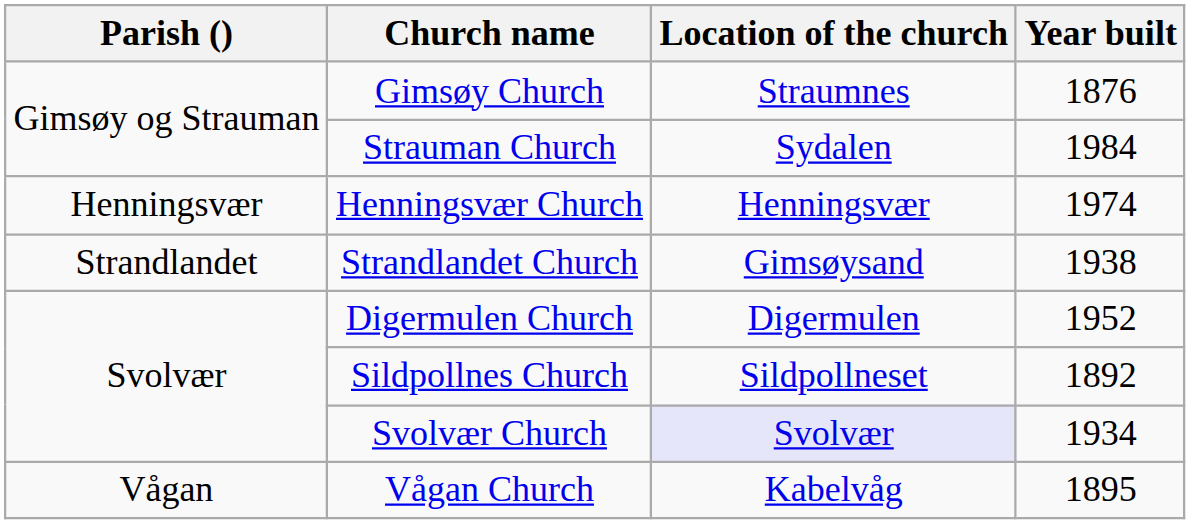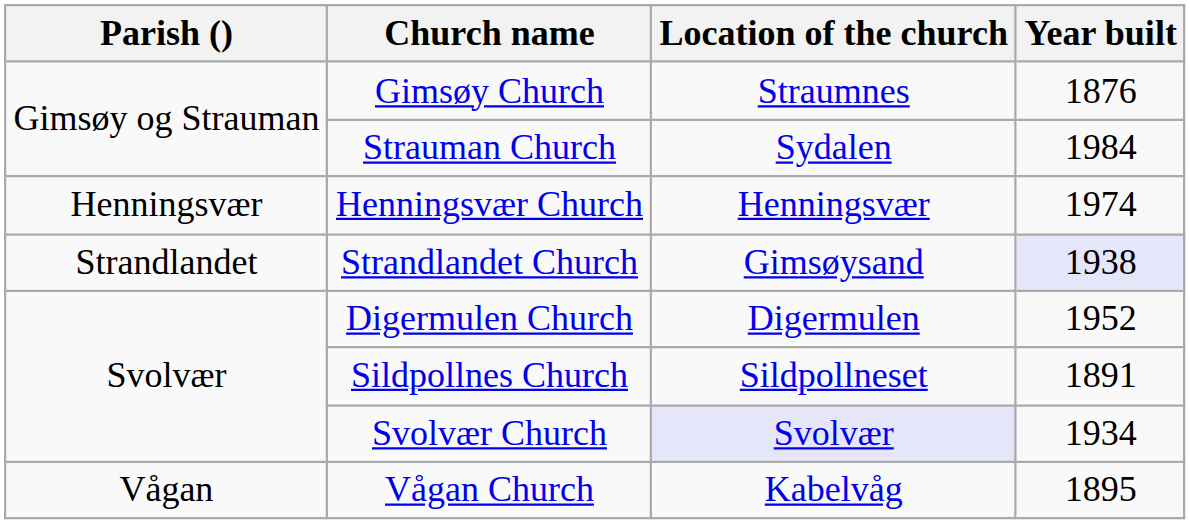(1101, 261) no background -> (1101, 261) lavender background
(1101, 375) 1892 -> (1101, 375) 1891
